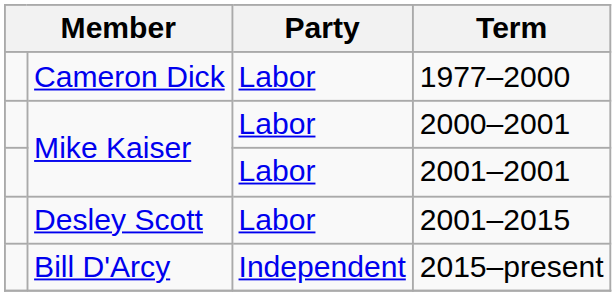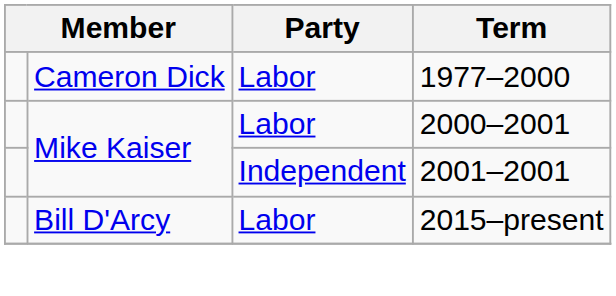(277, 171) Labor -> (322, 171) Independent
- row: (495, 219)
(322, 266) Independent -> (277, 219) Labor
